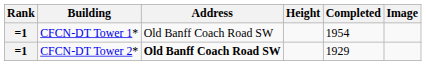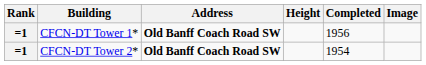(208, 32) normal -> (212, 32) bold
(338, 32) 1954 -> (338, 32) 1956
(338, 51) 1929 -> (338, 51) 1954
